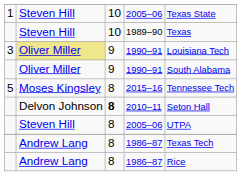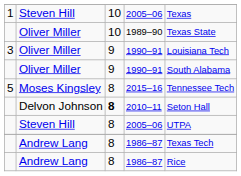(191, 14) Texas State -> (179, 14) Texas
(47, 32) Steven Hill -> (50, 32) Oliver Miller
(179, 32) Texas -> (191, 32) Texas State
(50, 50) khaki background -> (50, 50) no background
